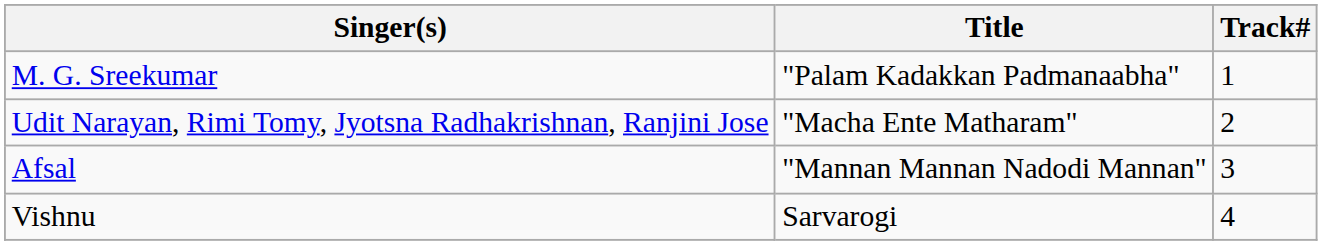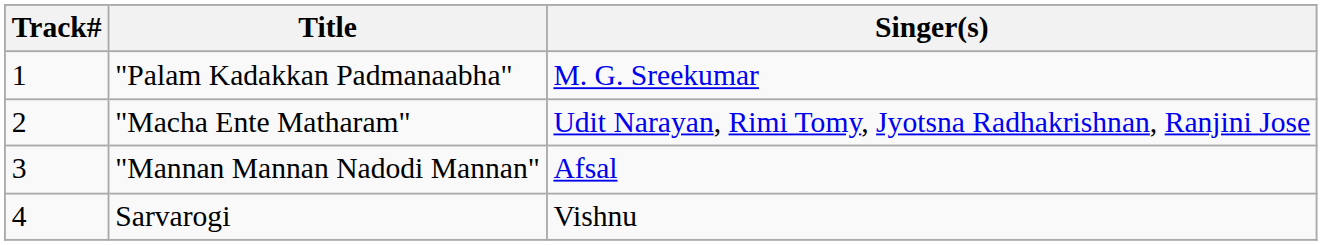columns swapped: (1265, 27) <-> (390, 27)
